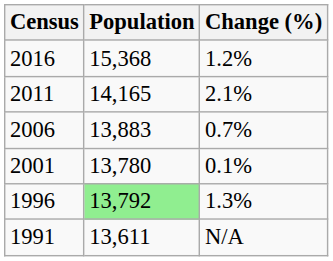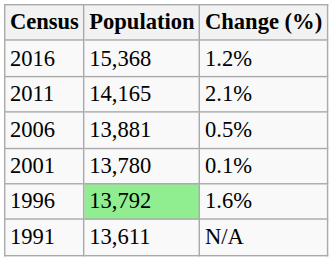(120, 129) 13,883 -> (120, 129) 13,881
(228, 129) 0.7% -> (228, 129) 0.5%
(228, 201) 1.3% -> (228, 201) 1.6%
